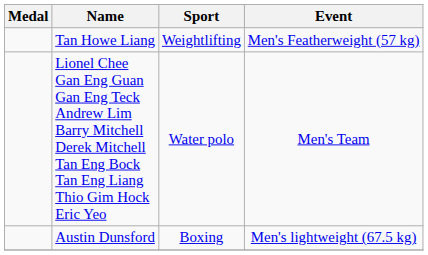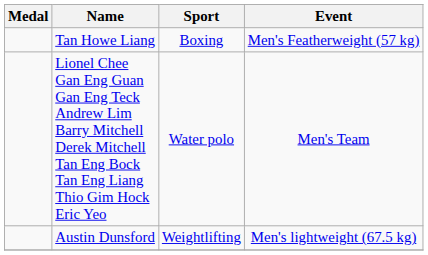(201, 39) Weightlifting -> (201, 39) Boxing
(201, 237) Boxing -> (201, 237) Weightlifting
